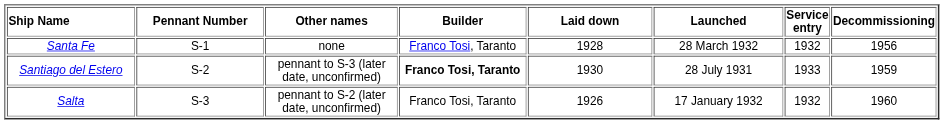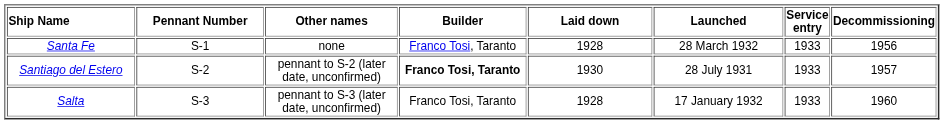(807, 46) 1932 -> (807, 46) 1933
(332, 70) pennant to S-3 (later date, unconfirmed) -> (332, 70) pennant to S-2 (later date, unconfirmed)
(884, 70) 1959 -> (884, 70) 1957
(332, 101) pennant to S-2 (later date, unconfirmed) -> (332, 101) pennant to S-3 (later date, unconfirmed)
(590, 101) 1926 -> (590, 101) 1928
(807, 101) 1932 -> (807, 101) 1933
